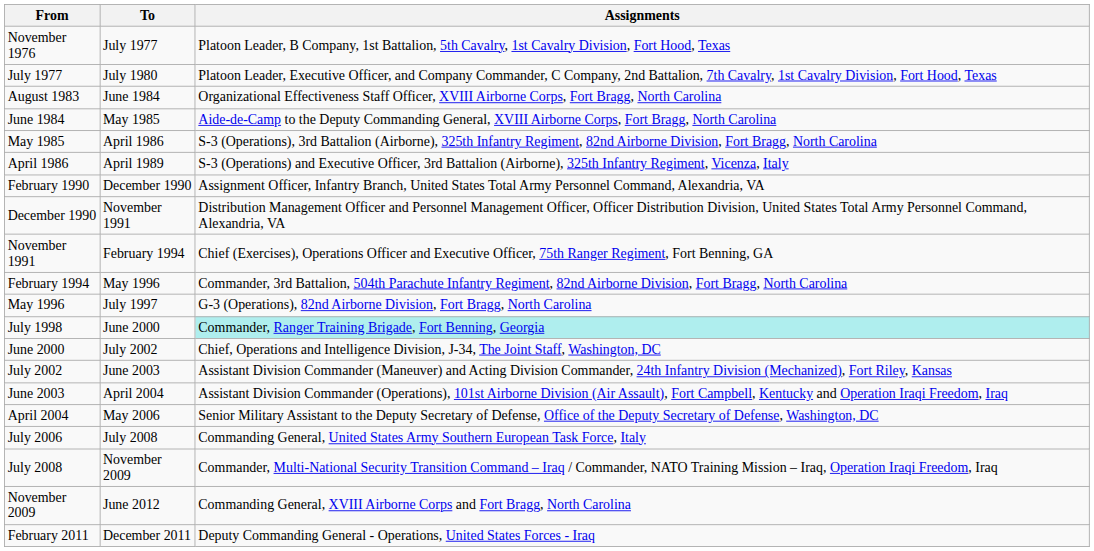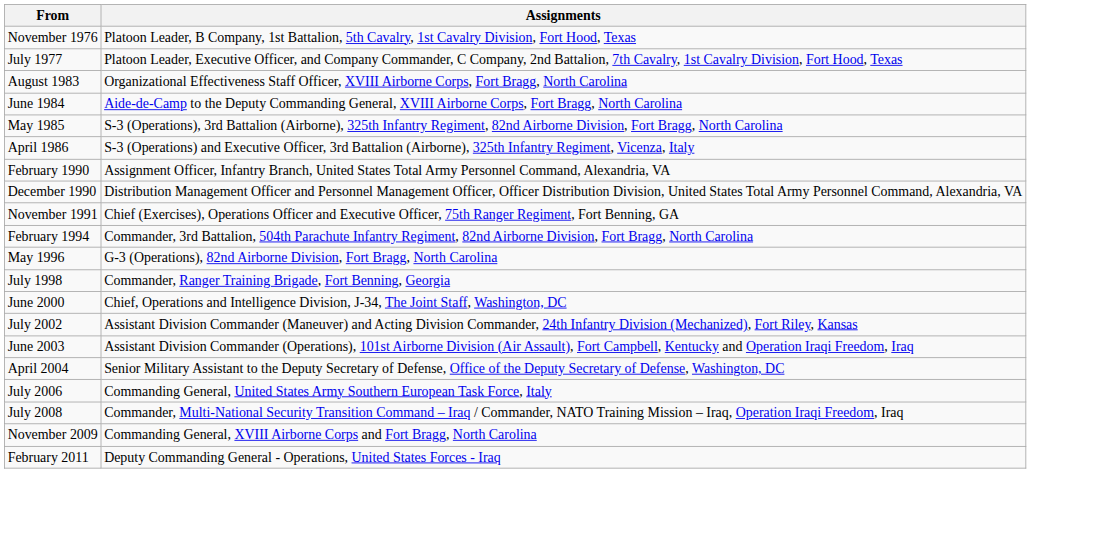- column: (147, 15)
(371, 327) paleturquoise background -> (277, 280) no background
